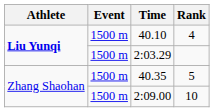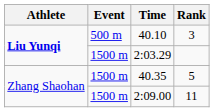(109, 35) 1500 m -> (106, 35) 500 m
(191, 35) 4 -> (191, 35) 3
(191, 96) 10 -> (191, 96) 11
